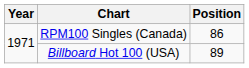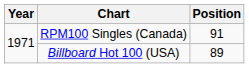(217, 33) 86 -> (217, 33) 91
